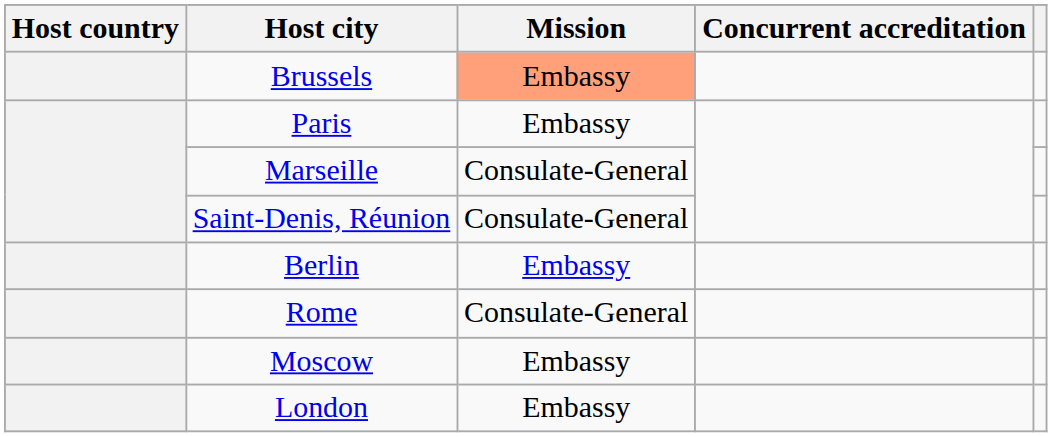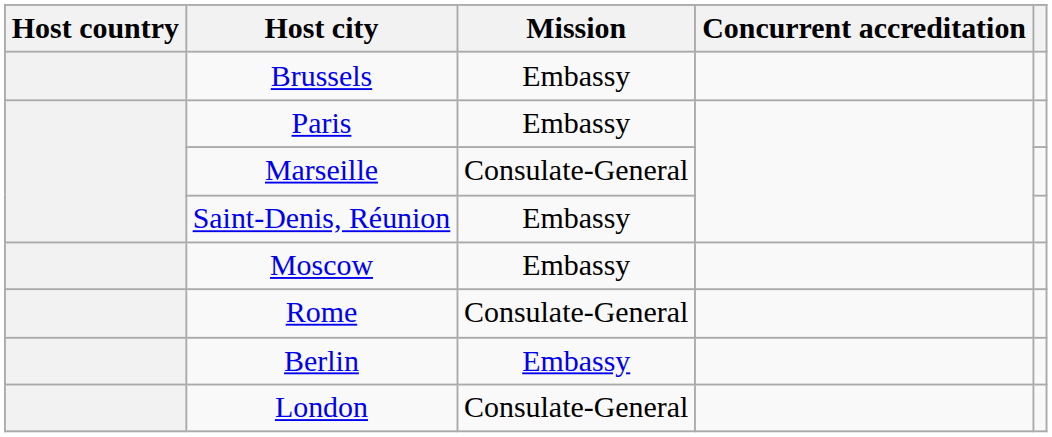(576, 75) lightsalmon background -> (576, 75) no background
(576, 218) Consulate-General -> (576, 218) Embassy
rows swapped: (321, 265) <-> (321, 360)
(576, 407) Embassy -> (576, 407) Consulate-General
